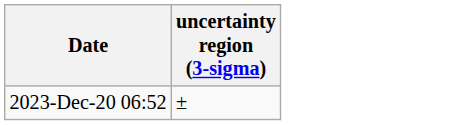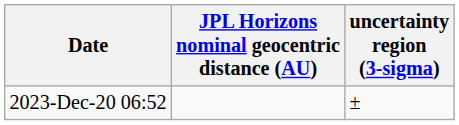+ column: (258, 45)
